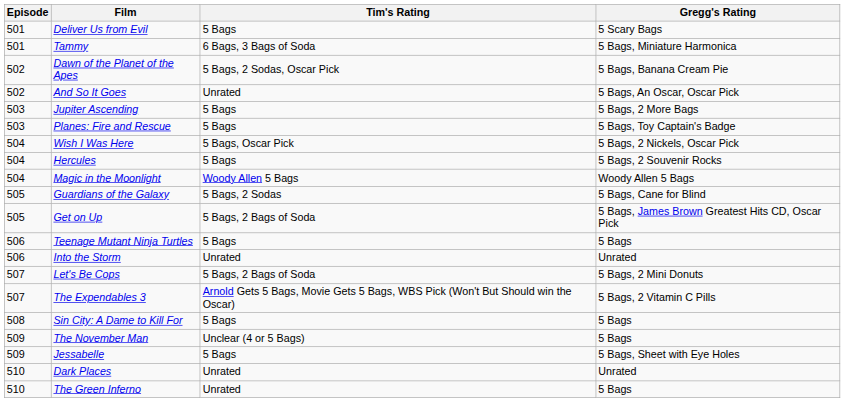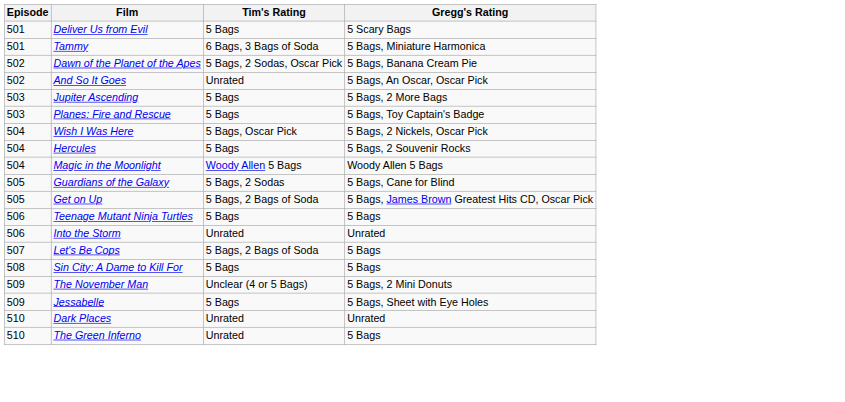(651, 275) 5 Bags, 2 Mini Donuts -> (364, 251) 5 Bags
- row: (100, 298)
(615, 338) 5 Bags -> (400, 285) 5 Bags, 2 Mini Donuts
